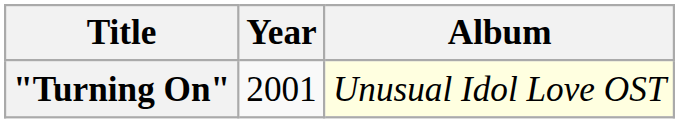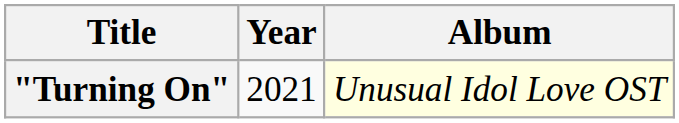(281, 88) 2001 -> (281, 88) 2021
